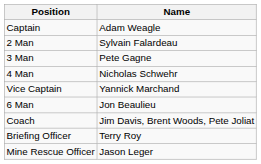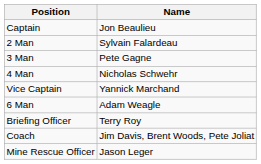(130, 27) Adam Weagle -> (128, 27) Jon Beaulieu
(128, 105) Jon Beaulieu -> (130, 105) Adam Weagle
rows swapped: (39, 136) <-> (21, 120)
